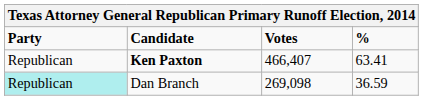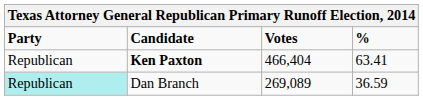(288, 60) 466,407 -> (288, 60) 466,404
(288, 83) 269,098 -> (288, 83) 269,089
